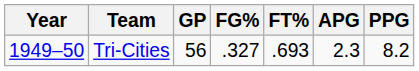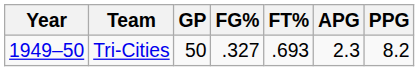(196, 51) 56 -> (196, 51) 50
